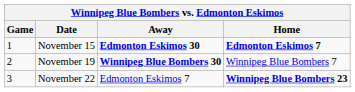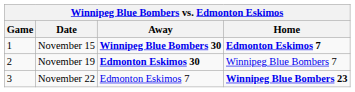(150, 45) Edmonton Eskimos 30 -> (160, 45) Winnipeg Blue Bombers 30
(160, 62) Winnipeg Blue Bombers 30 -> (150, 62) Edmonton Eskimos 30
